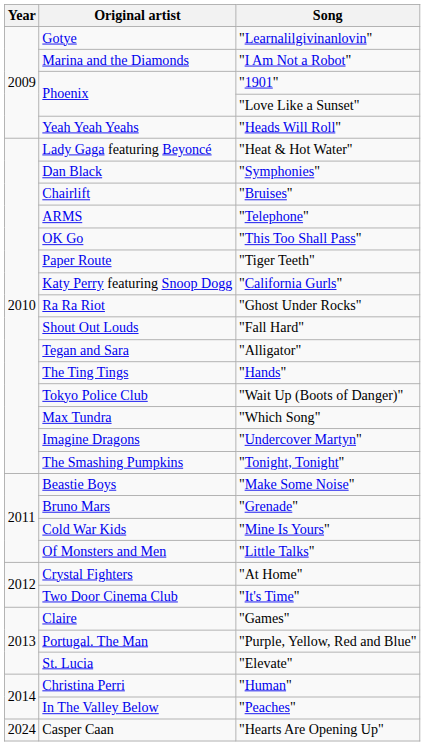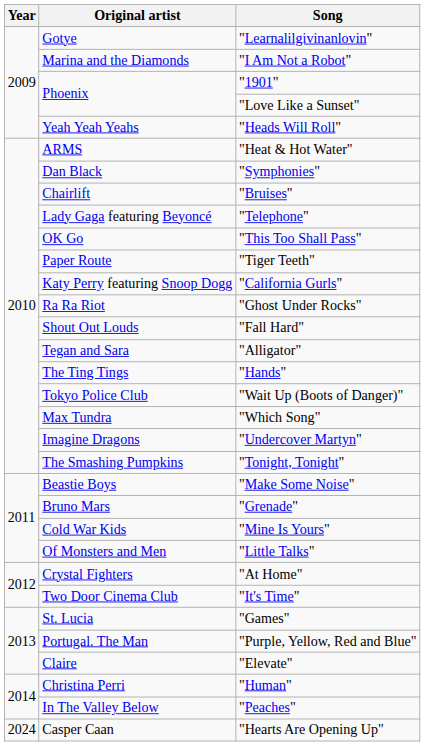(127, 149) Lady Gaga featuring Beyoncé -> (62, 149) ARMS
(62, 216) ARMS -> (127, 216) Lady Gaga featuring Beyoncé
(60, 618) Claire -> (68, 618) St. Lucia
(68, 663) St. Lucia -> (60, 663) Claire
